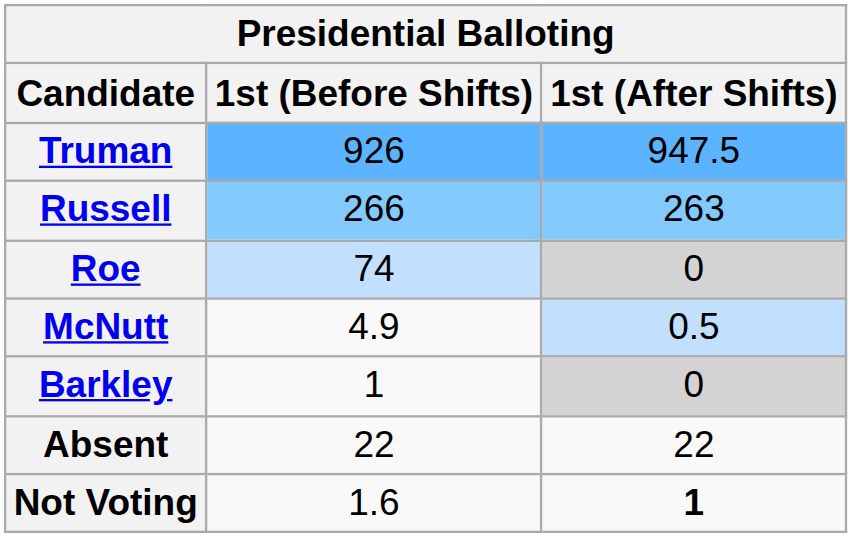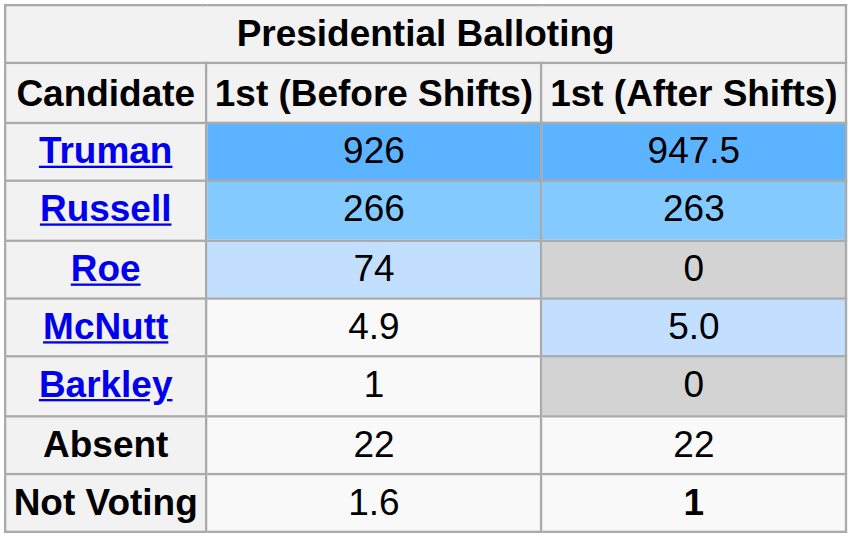(694, 326) 0.5 -> (694, 326) 5.0
